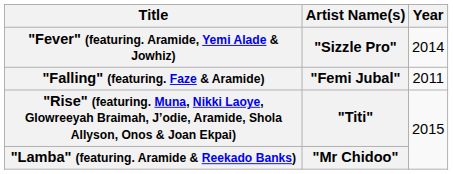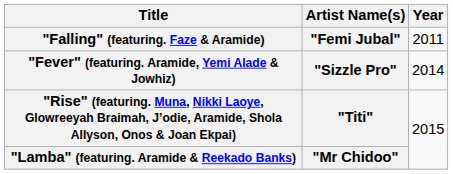rows swapped: (153, 78) <-> (153, 47)
